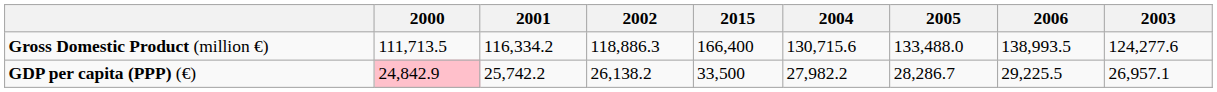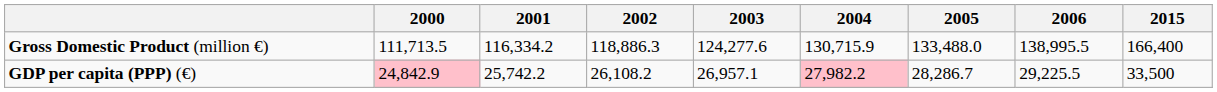columns swapped: (1158, 18) <-> (738, 18)
(821, 45) 130,715.6 -> (839, 45) 130,715.9
(1036, 45) 138,993.5 -> (1054, 45) 138,995.5
(621, 73) 26,138.2 -> (621, 73) 26,108.2
(817, 73) no background -> (835, 73) pink background
